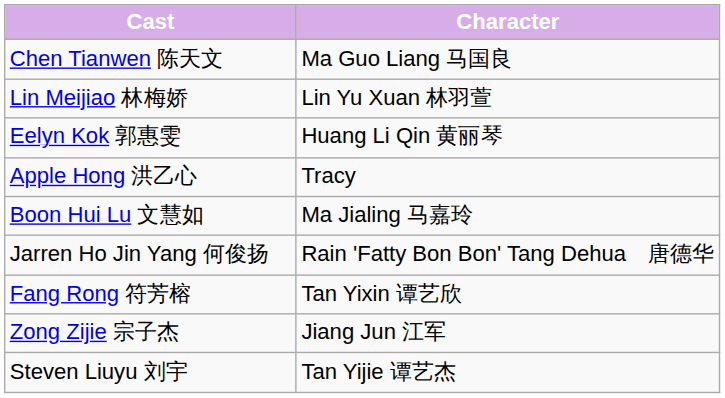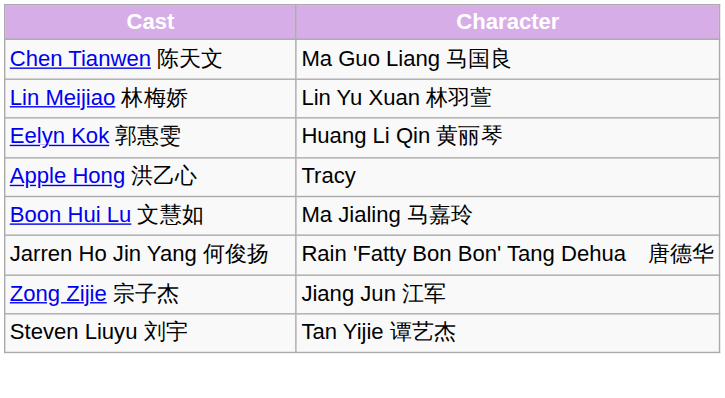- row: (101, 293)
